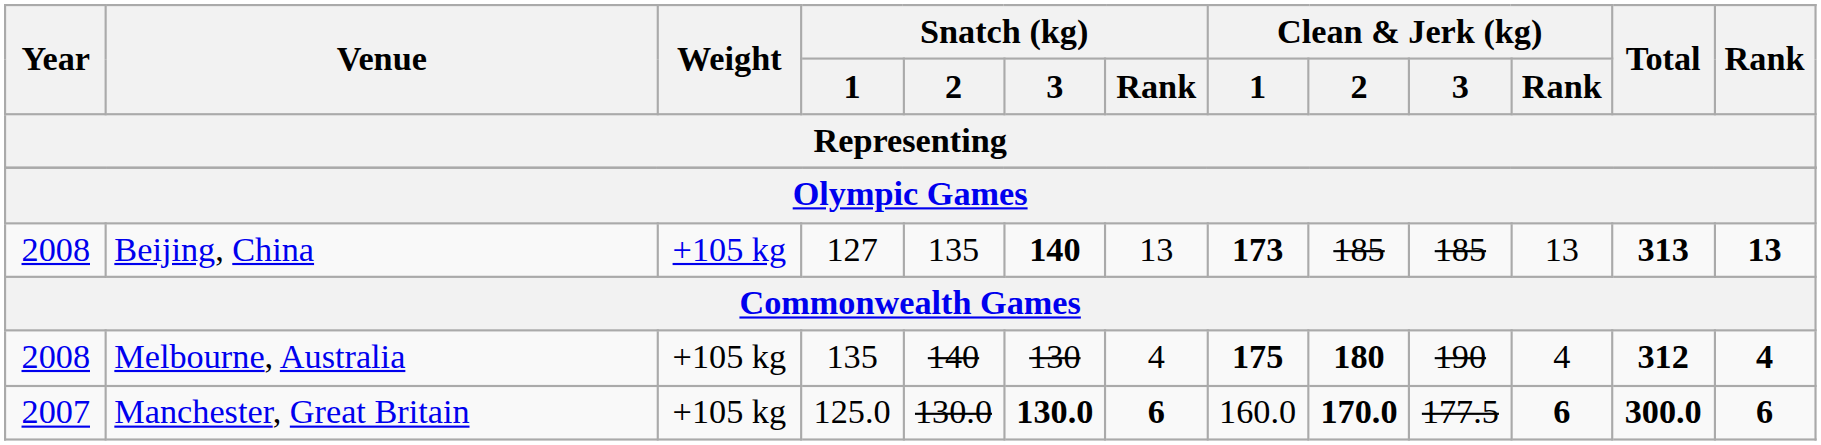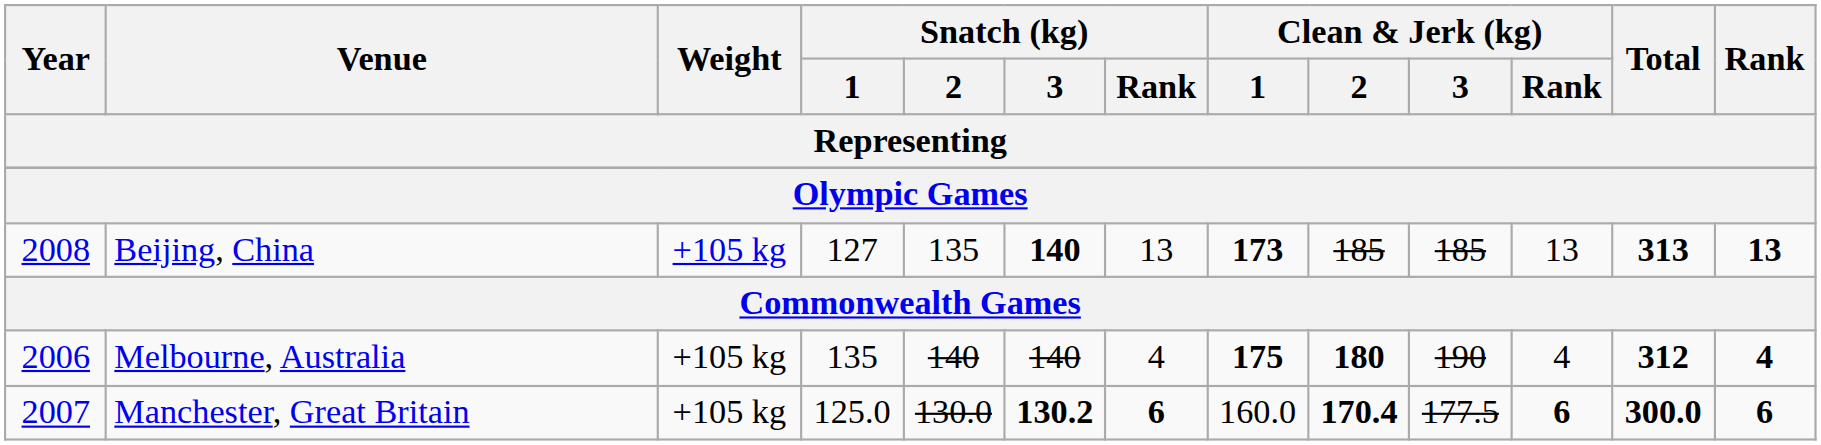(56, 357) 2008 -> (56, 357) 2006
(1055, 357) 130 -> (1055, 357) 140
(1055, 411) 130.0 -> (1055, 411) 130.2
(1359, 411) 170.0 -> (1359, 411) 170.4
